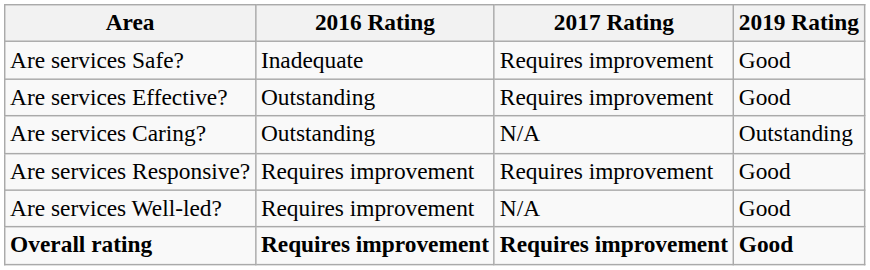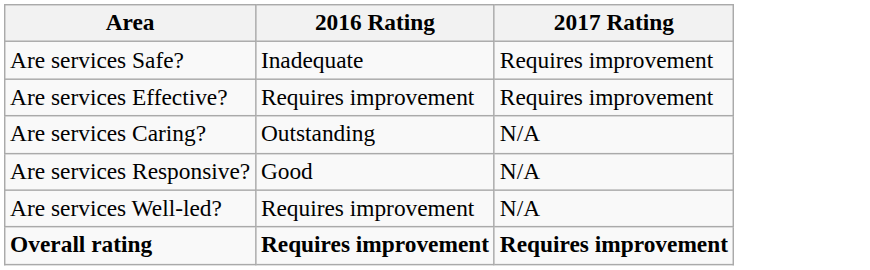- column: (799, 23)
(318, 97) Outstanding -> (368, 97) Requires improvement
(368, 171) Requires improvement -> (287, 171) Good
(607, 171) Requires improvement -> (520, 171) N/A
